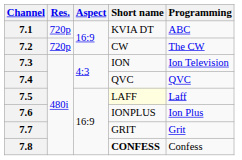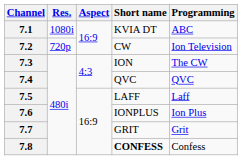(60, 29) 720p -> (62, 29) 1080i
(187, 46) The CW -> (202, 46) Ion Television
(199, 63) Ion Television -> (189, 63) The CW
(124, 96) lightyellow background -> (127, 96) no background
